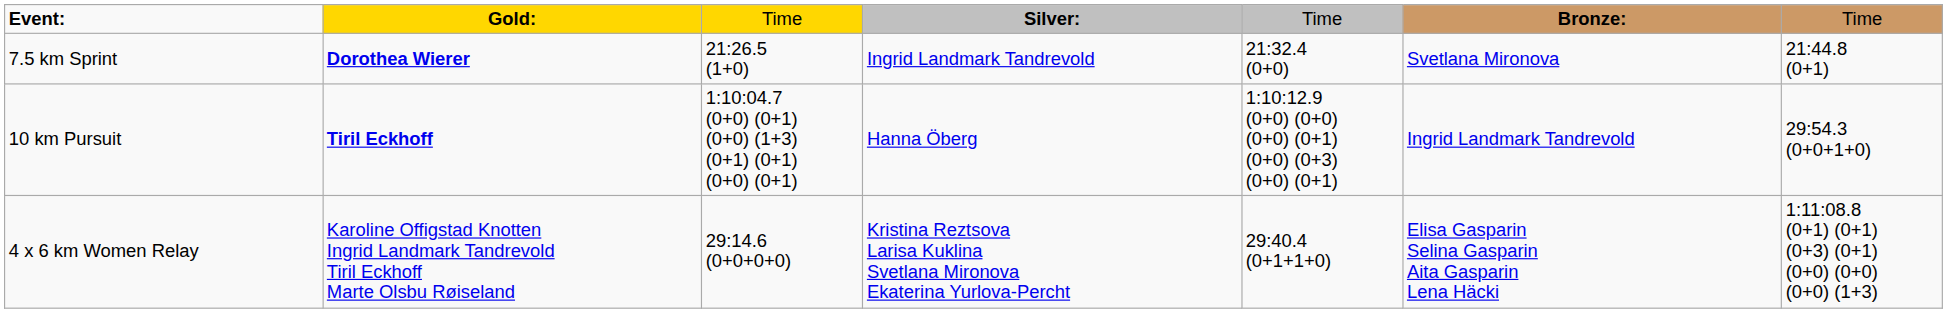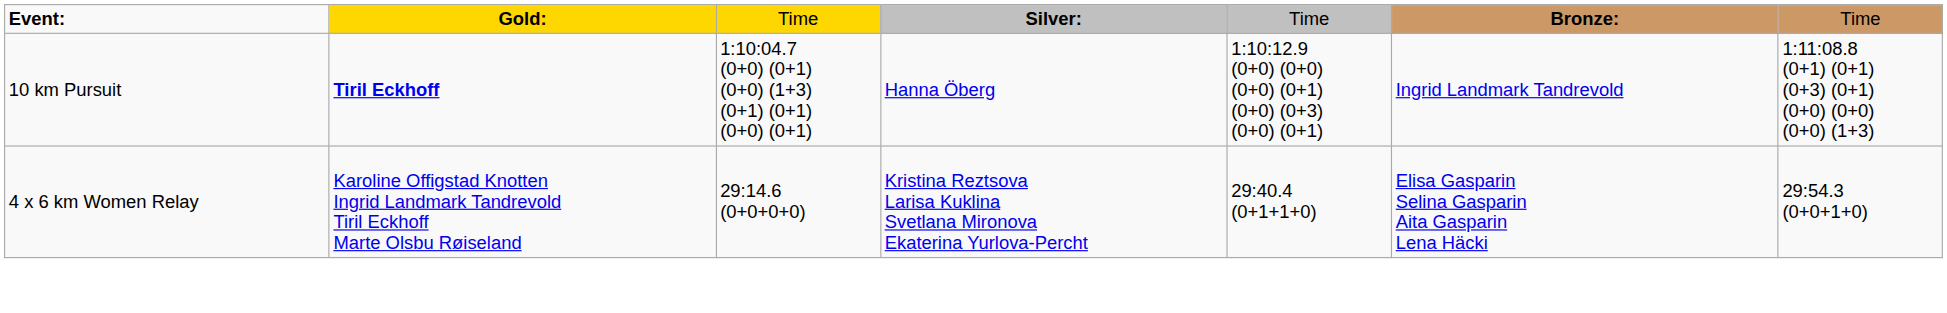- row: (63, 58)
(1828, 139) 29:54.3 (0+0+1+0) -> (1828, 89) 1:11:08.8 (0+1) (0+1) (0+3) (0+1) (0+0) (0+0) (0+0) (1+3)
(1832, 251) 1:11:08.8 (0+1) (0+1) (0+3) (0+1) (0+0) (0+0) (0+0) (1+3) -> (1825, 201) 29:54.3 (0+0+1+0)
